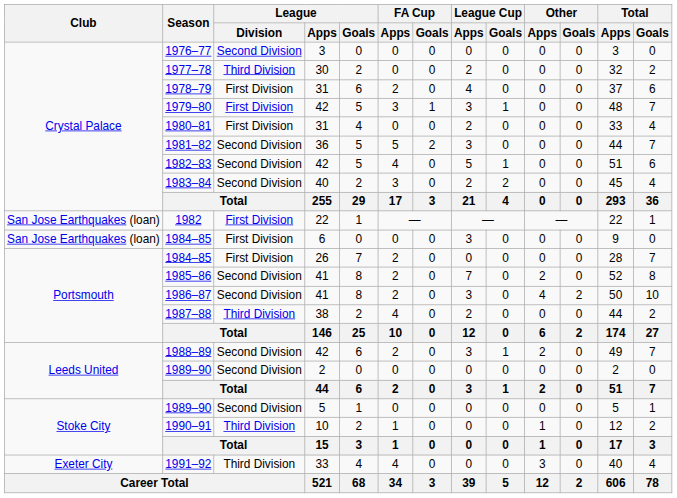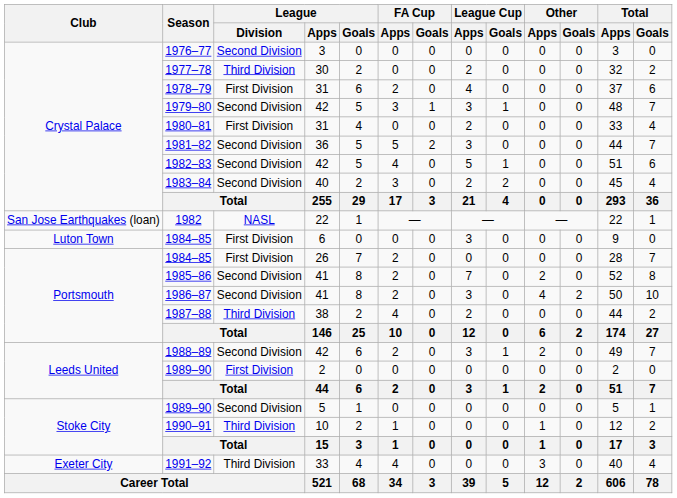(259, 107) First Division -> (259, 107) Second Division
(259, 220) First Division -> (259, 220) NASL
(83, 239) San Jose Earthquakes (loan) -> (83, 239) Luton Town
(259, 370) Second Division -> (259, 370) First Division
